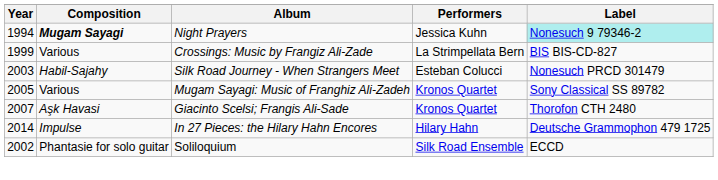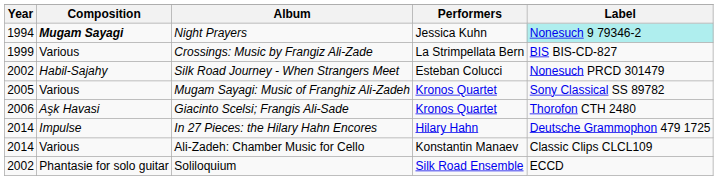(20, 71) 2003 -> (20, 71) 2002
(20, 109) 2007 -> (20, 109) 2006
+ row: (269, 147)
